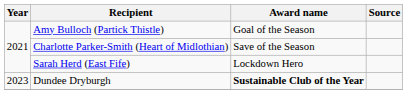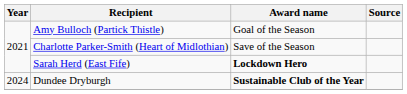(268, 64) normal -> (270, 64) bold
(18, 81) 2023 -> (18, 81) 2024
